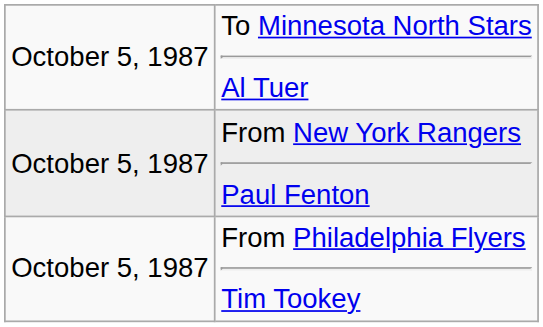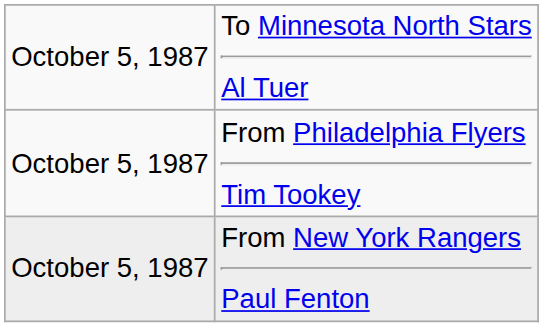rows swapped: (377, 162) <-> (377, 268)
